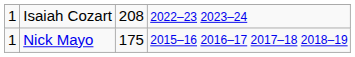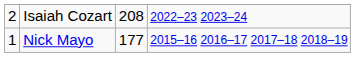(12, 16) 1 -> (12, 16) 2
(131, 40) 175 -> (131, 40) 177
